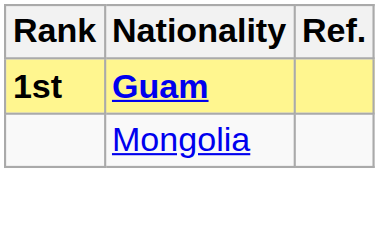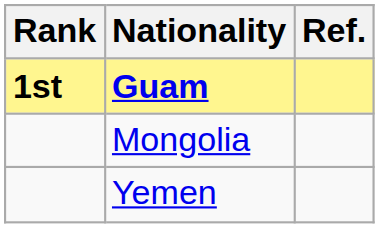+ row: (164, 193)
